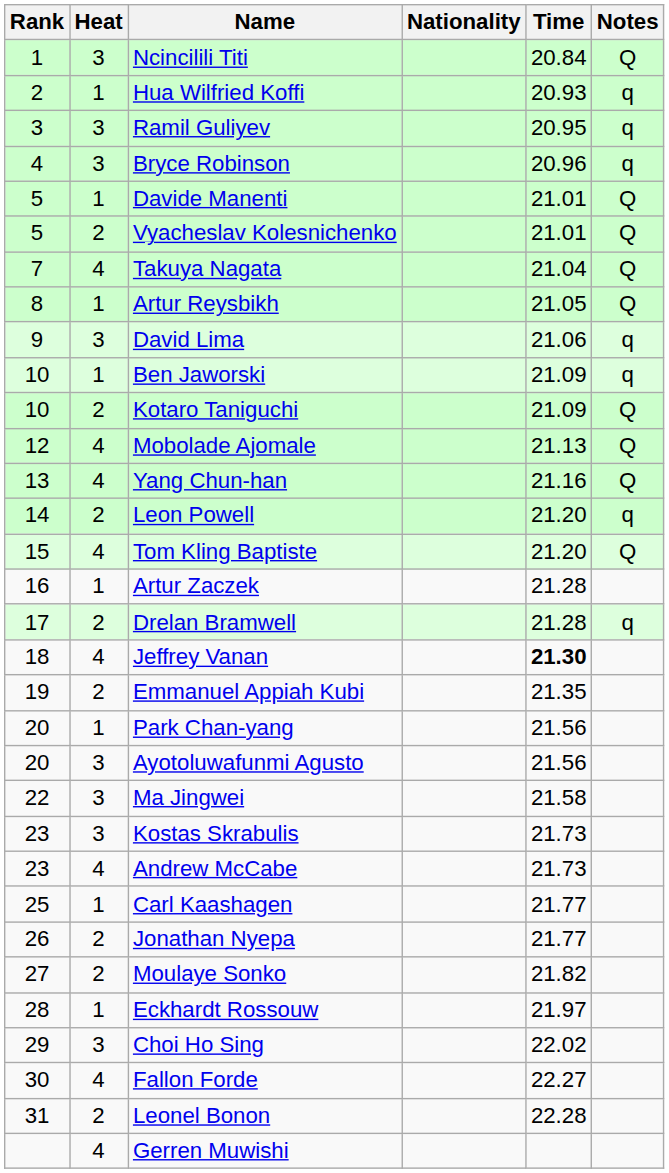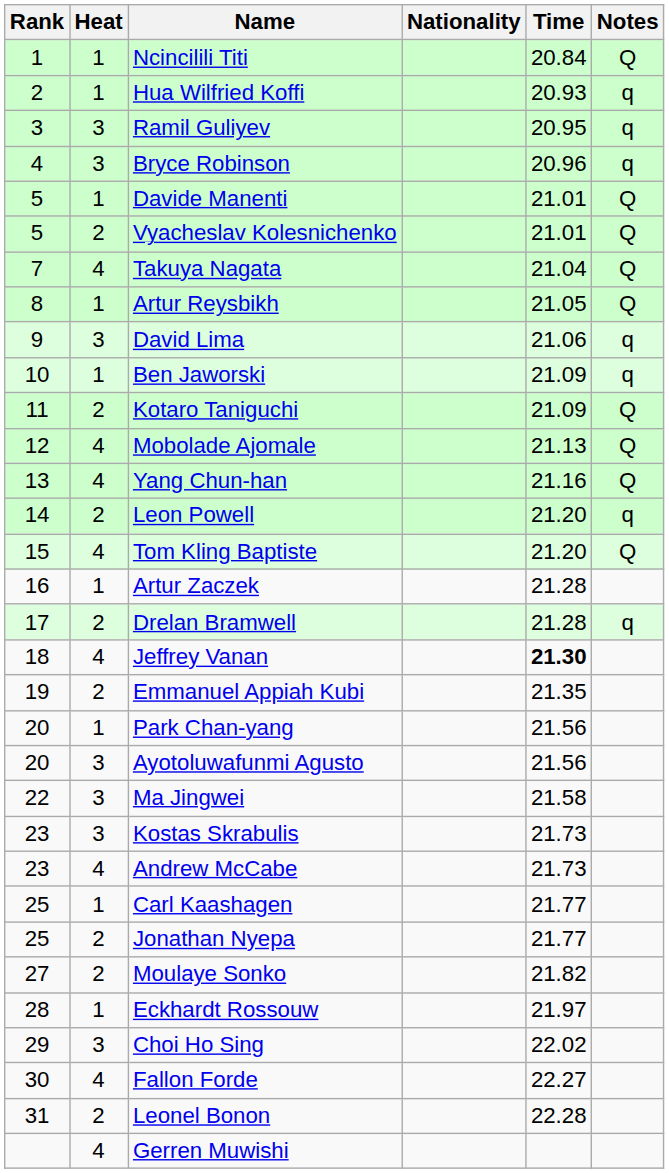(99, 57) 3 -> (99, 57) 1
(37, 410) 10 -> (37, 410) 11
(37, 939) 26 -> (37, 939) 25
